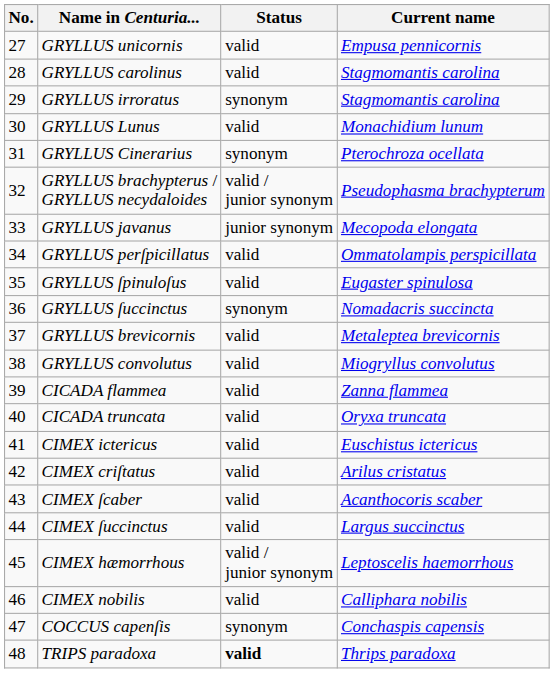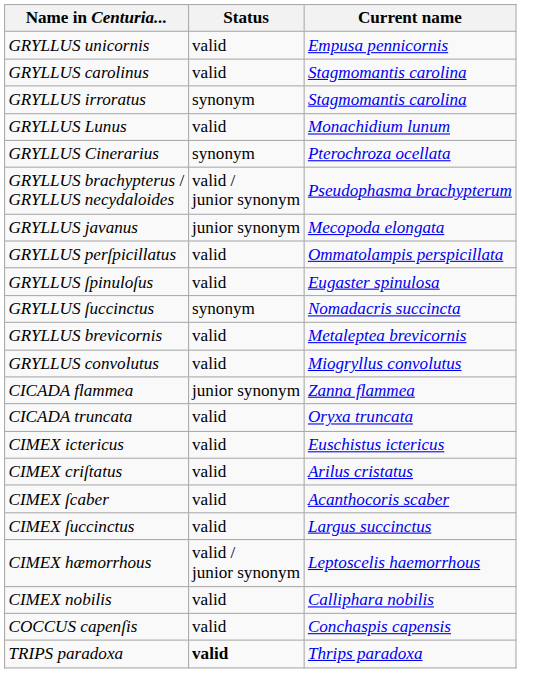- column: (21, 18)
(242, 390) valid -> (246, 390) junior synonym
(257, 626) synonym -> (209, 626) valid
